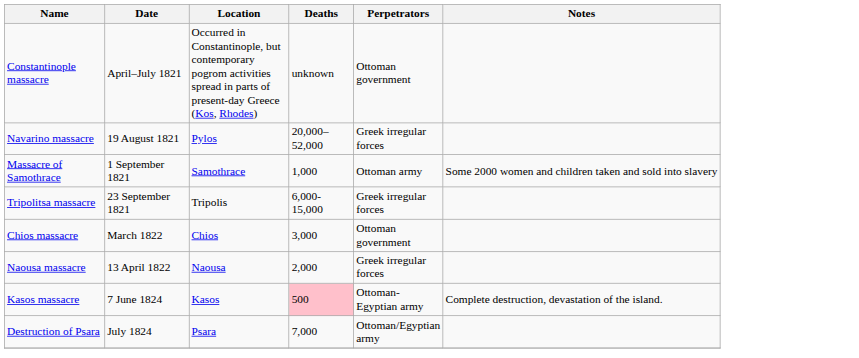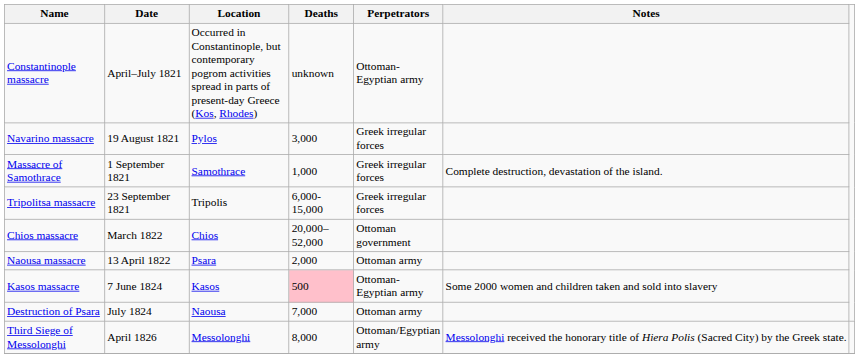(383, 73) Ottoman government -> (390, 73) Ottoman-Egyptian army
(310, 139) 20,000–52,000 -> (304, 139) 3,000
(389, 171) Ottoman army -> (391, 171) Greek irregular forces
(581, 171) Some 2000 women and children taken and sold into slavery -> (554, 171) Complete destruction, devastation of the island.
(304, 235) 3,000 -> (310, 235) 20,000–52,000
(209, 267) Naousa -> (204, 261) Psara
(391, 267) Greek irregular forces -> (389, 261) Ottoman army
(554, 300) Complete destruction, devastation of the island. -> (581, 286) Some 2000 women and children taken and sold into slavery
(204, 332) Psara -> (209, 312) Naousa
(398, 332) Ottoman/Egyptian army -> (389, 312) Ottoman army
+ row: (40, 337)
